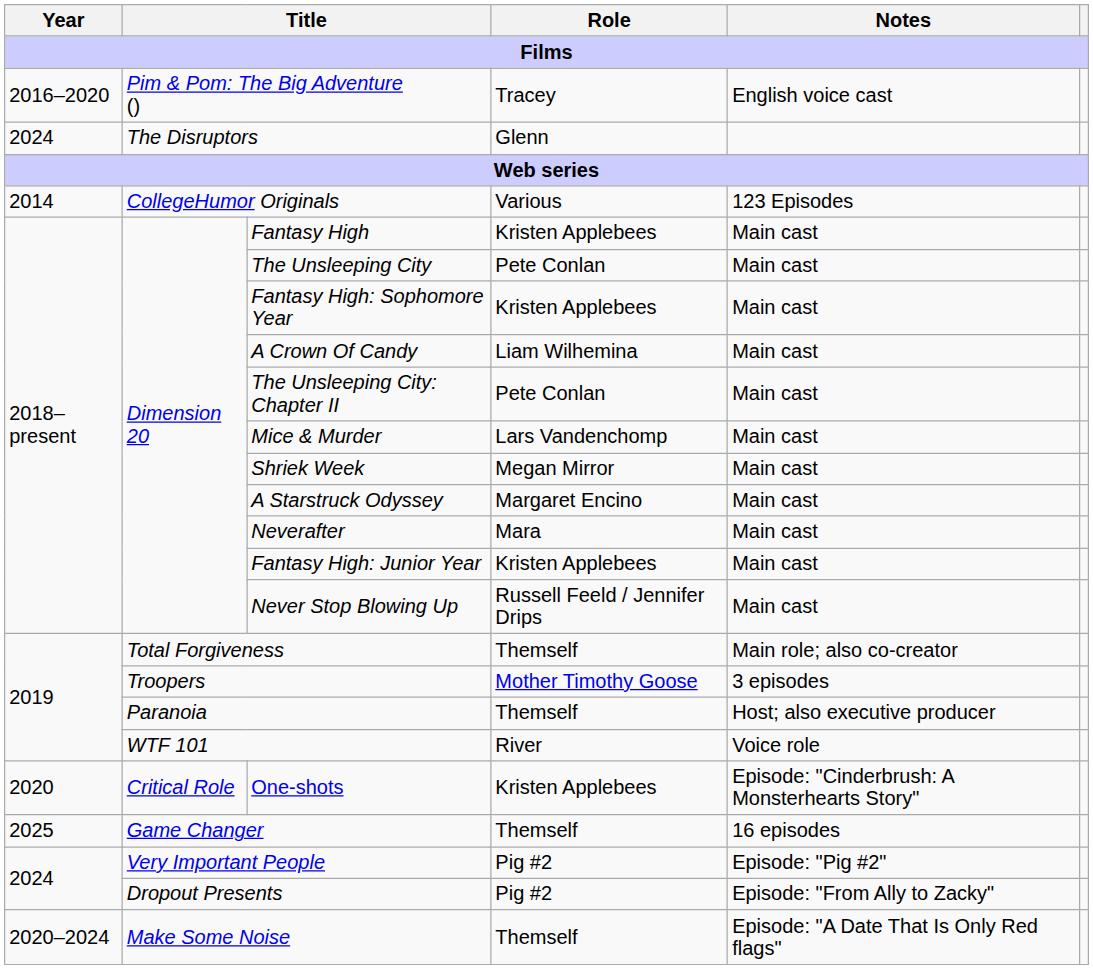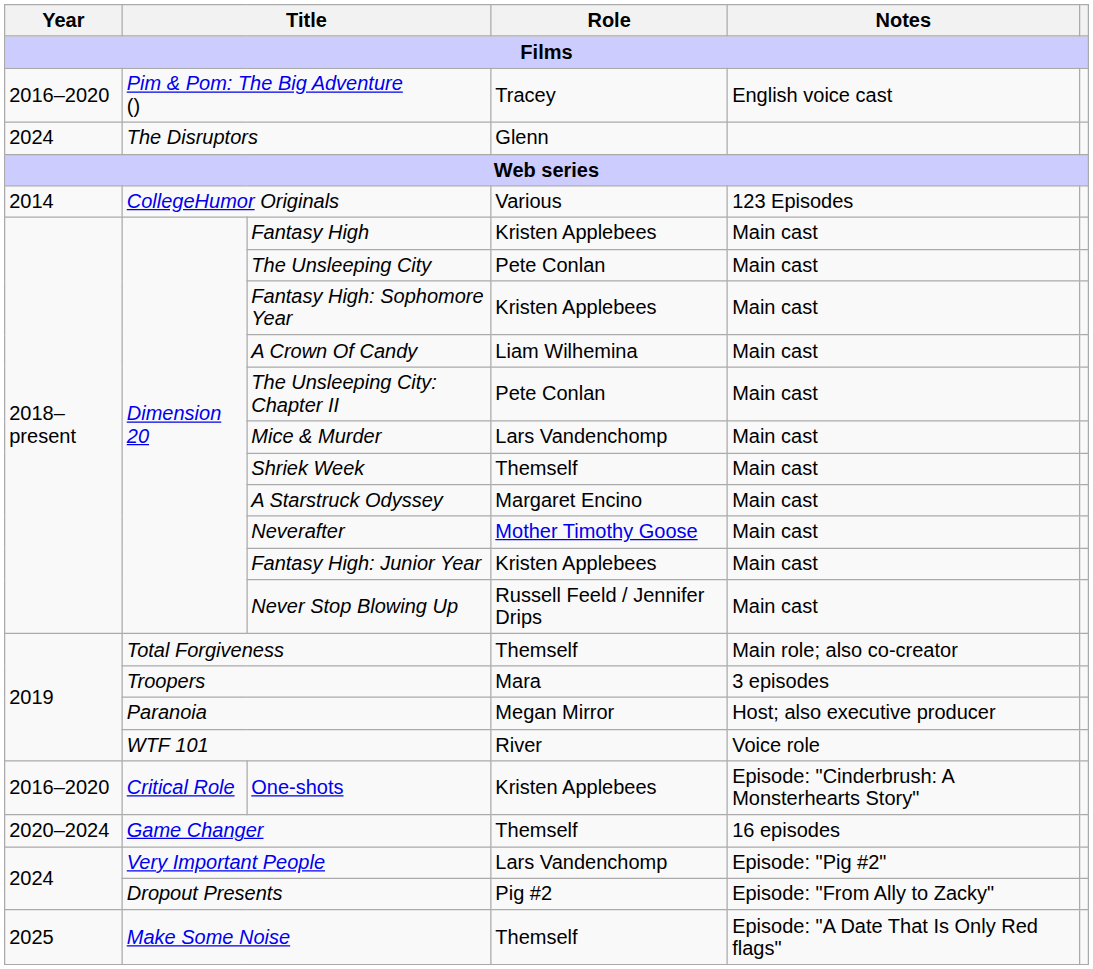(555, 468) Megan Mirror -> (536, 468) Themself
(518, 531) Mara -> (596, 531) Mother Timothy Goose
(596, 681) Mother Timothy Goose -> (518, 681) Mara
(536, 713) Themself -> (555, 713) Megan Mirror
(31, 787) 2020 -> (59, 787) 2016–2020
(31, 830) 2025 -> (59, 830) 2020–2024
(524, 862) Pig #2 -> (581, 862) Lars Vandenchomp
(59, 937) 2020–2024 -> (31, 937) 2025
